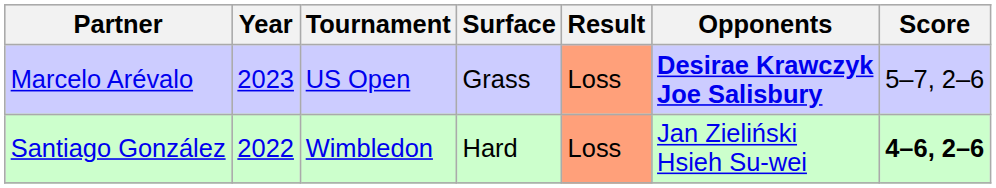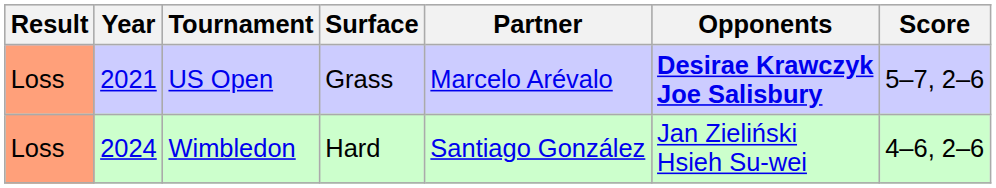columns swapped: (606, 24) <-> (118, 24)
(266, 79) 2023 -> (128, 79) 2021
(266, 148) 2022 -> (128, 148) 2024
(935, 148) bold -> (935, 148) normal
